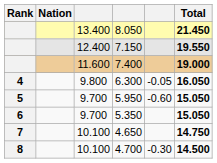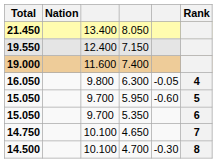columns swapped: (20, 13) <-> (193, 13)
